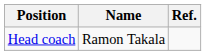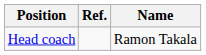columns swapped: (124, 15) <-> (184, 15)
